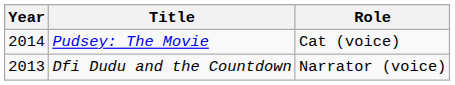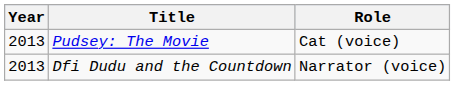(27, 42) 2014 -> (27, 42) 2013
